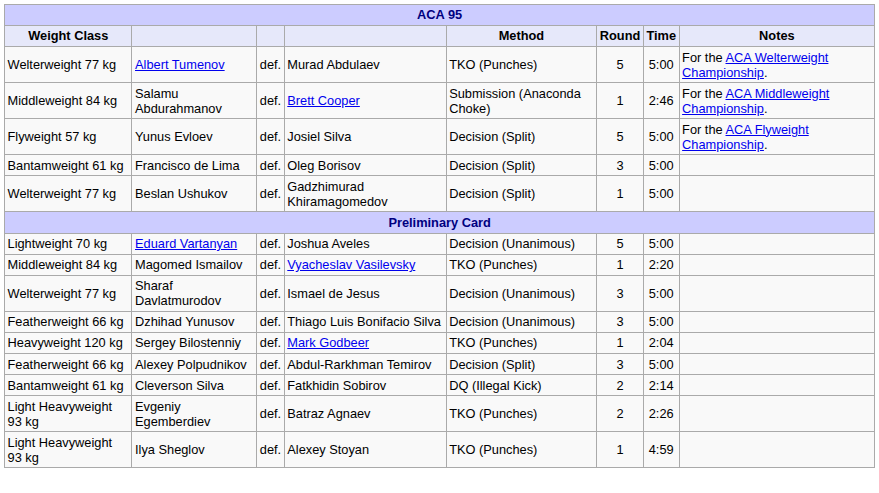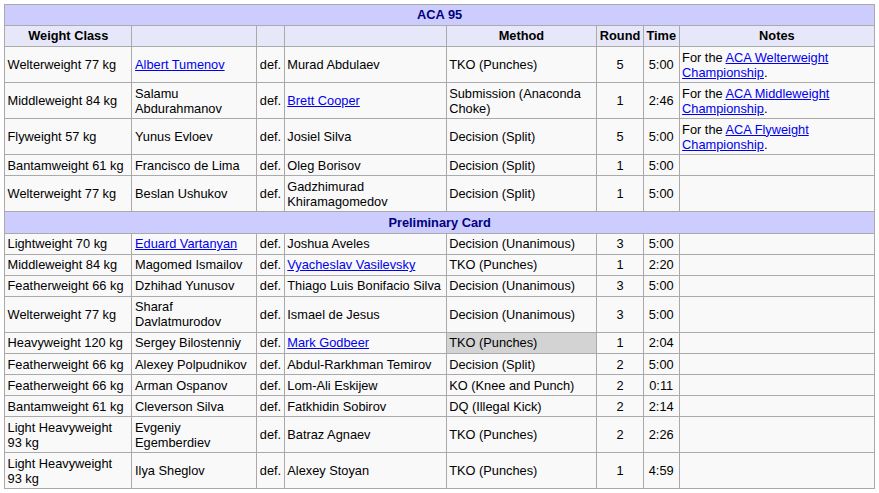(620, 165) 3 -> (620, 165) 1
(620, 244) 5 -> (620, 244) 3
rows swapped: (178, 293) <-> (185, 322)
(493, 343) no background -> (493, 343) lightgrey background
(620, 364) 3 -> (620, 364) 2
+ row: (181, 385)
